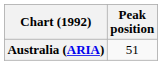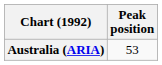(132, 49) 51 -> (132, 49) 53
